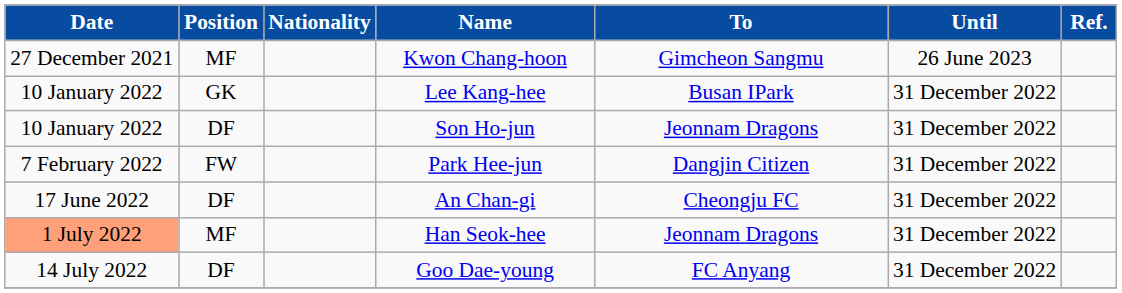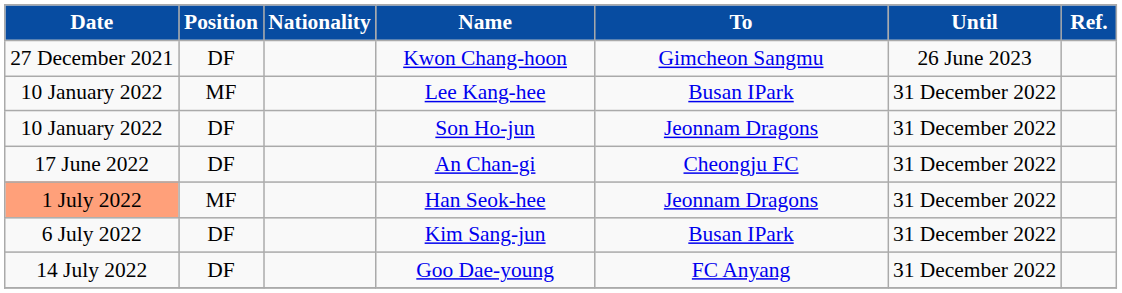(221, 57) MF -> (221, 57) DF
(221, 93) GK -> (221, 93) MF
- row: (485, 164)
+ row: (485, 234)
